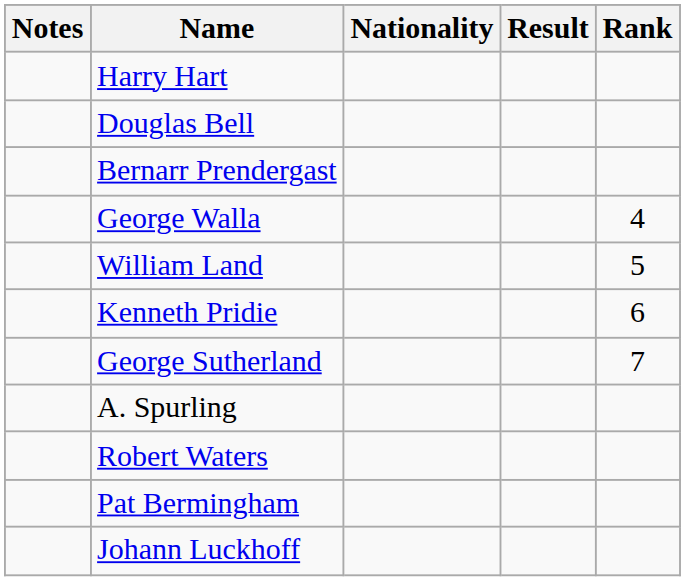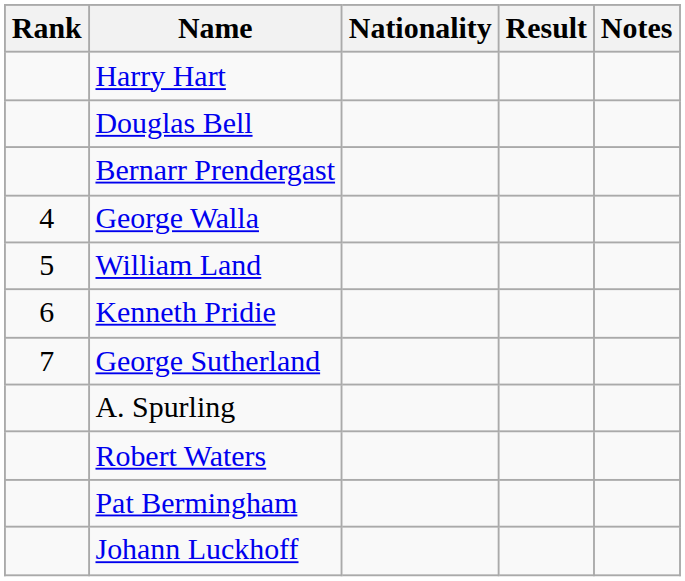columns swapped: (637, 28) <-> (48, 28)
